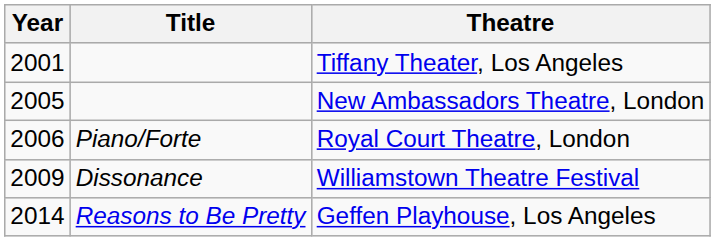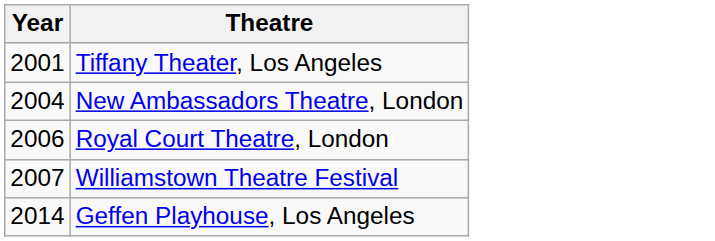- column: (191, 23)
(37, 100) 2005 -> (37, 100) 2004
(37, 178) 2009 -> (37, 178) 2007
